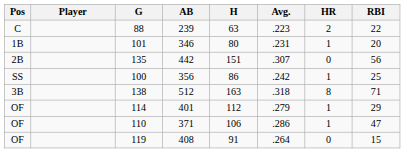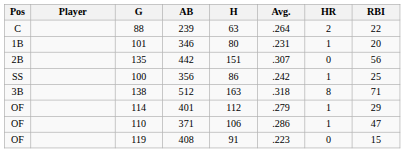(281, 28) .223 -> (281, 28) .264
(281, 140) .264 -> (281, 140) .223
